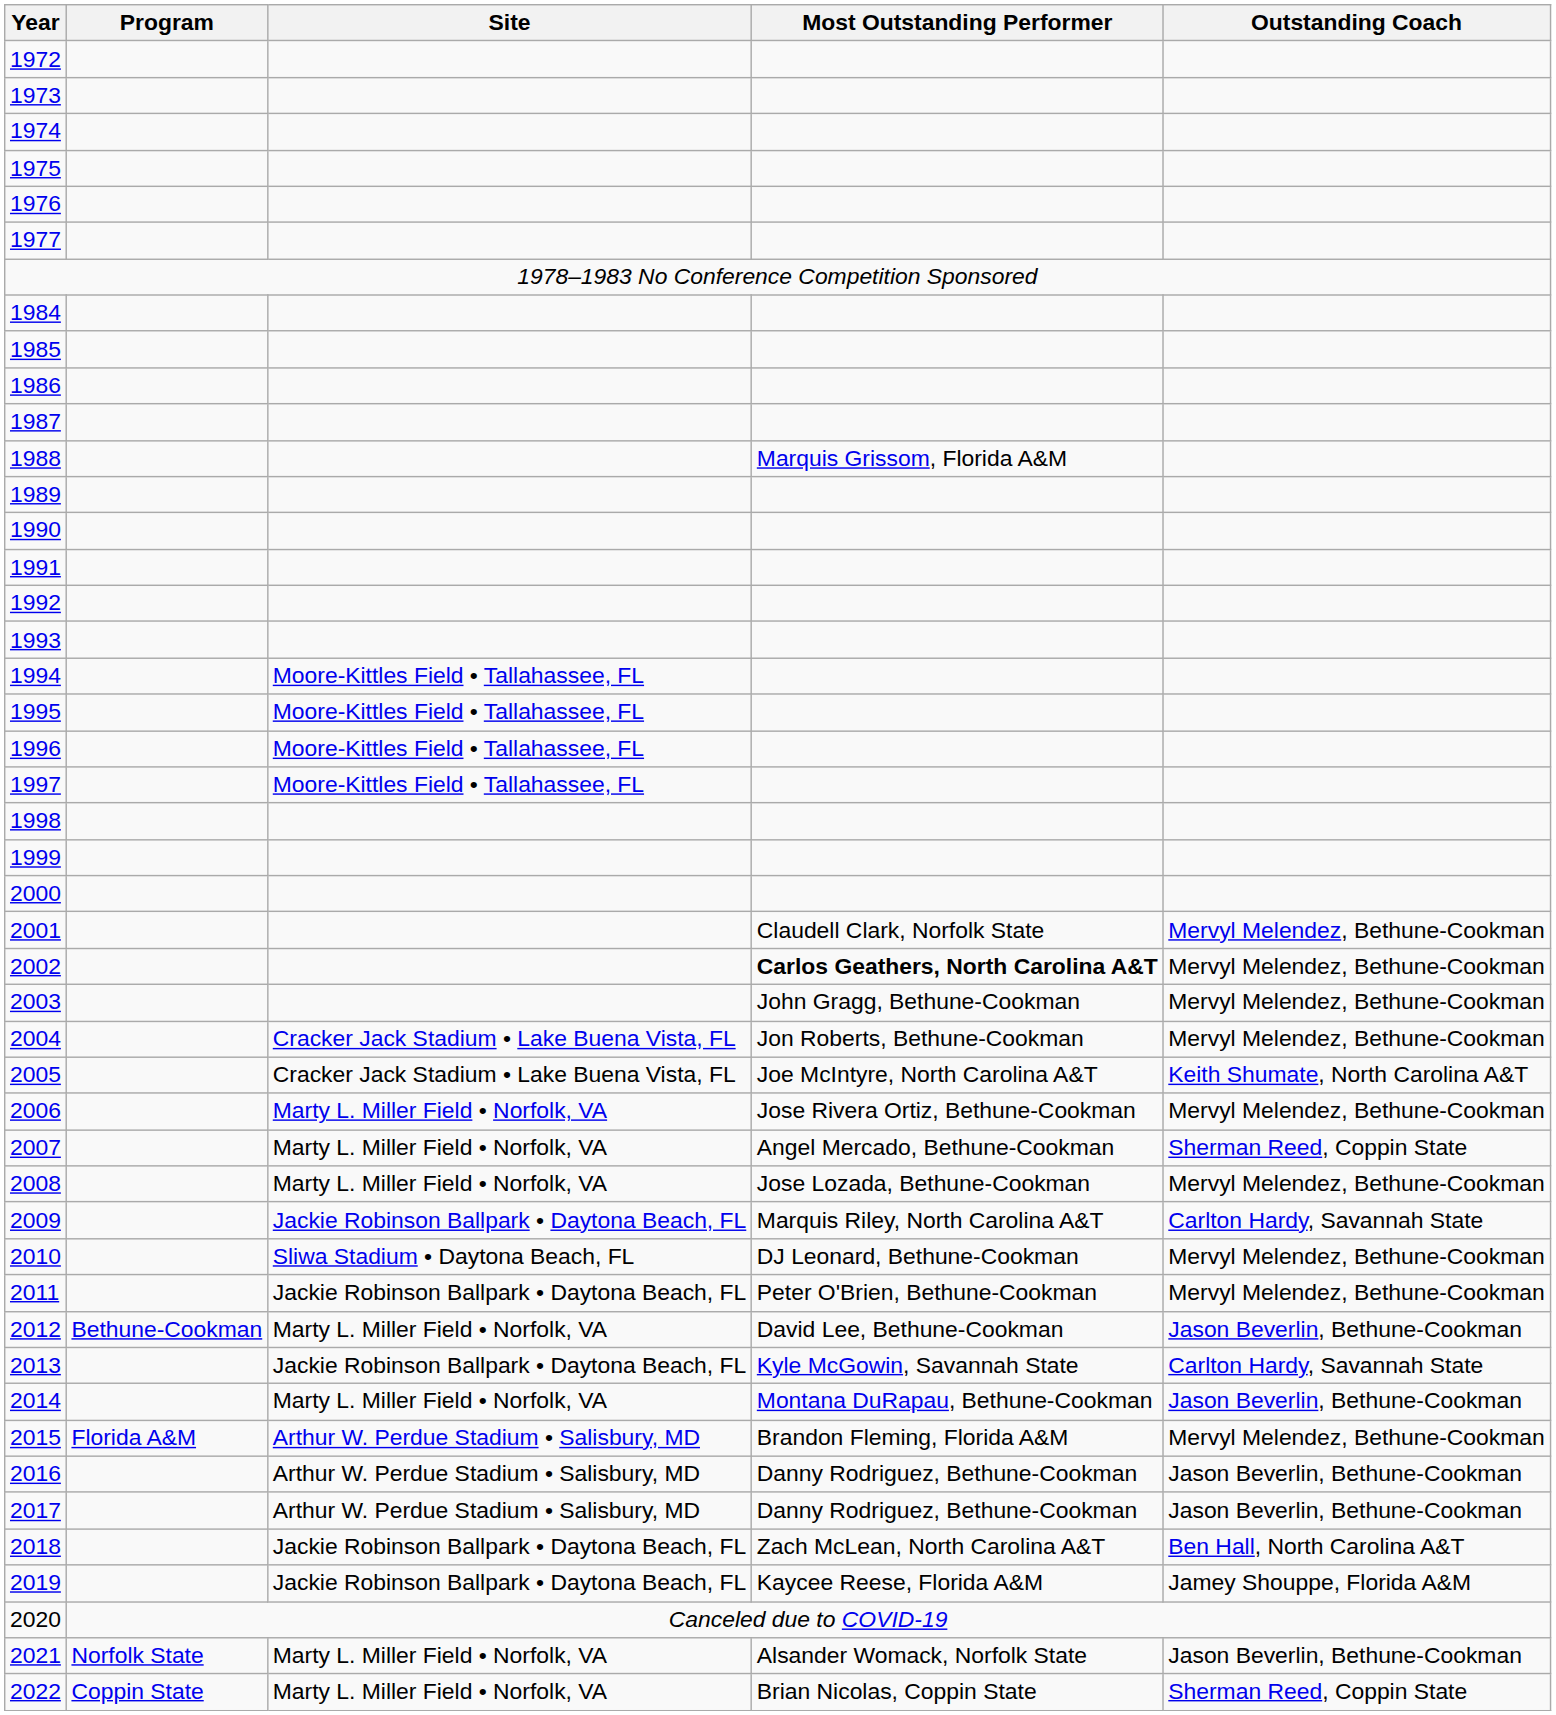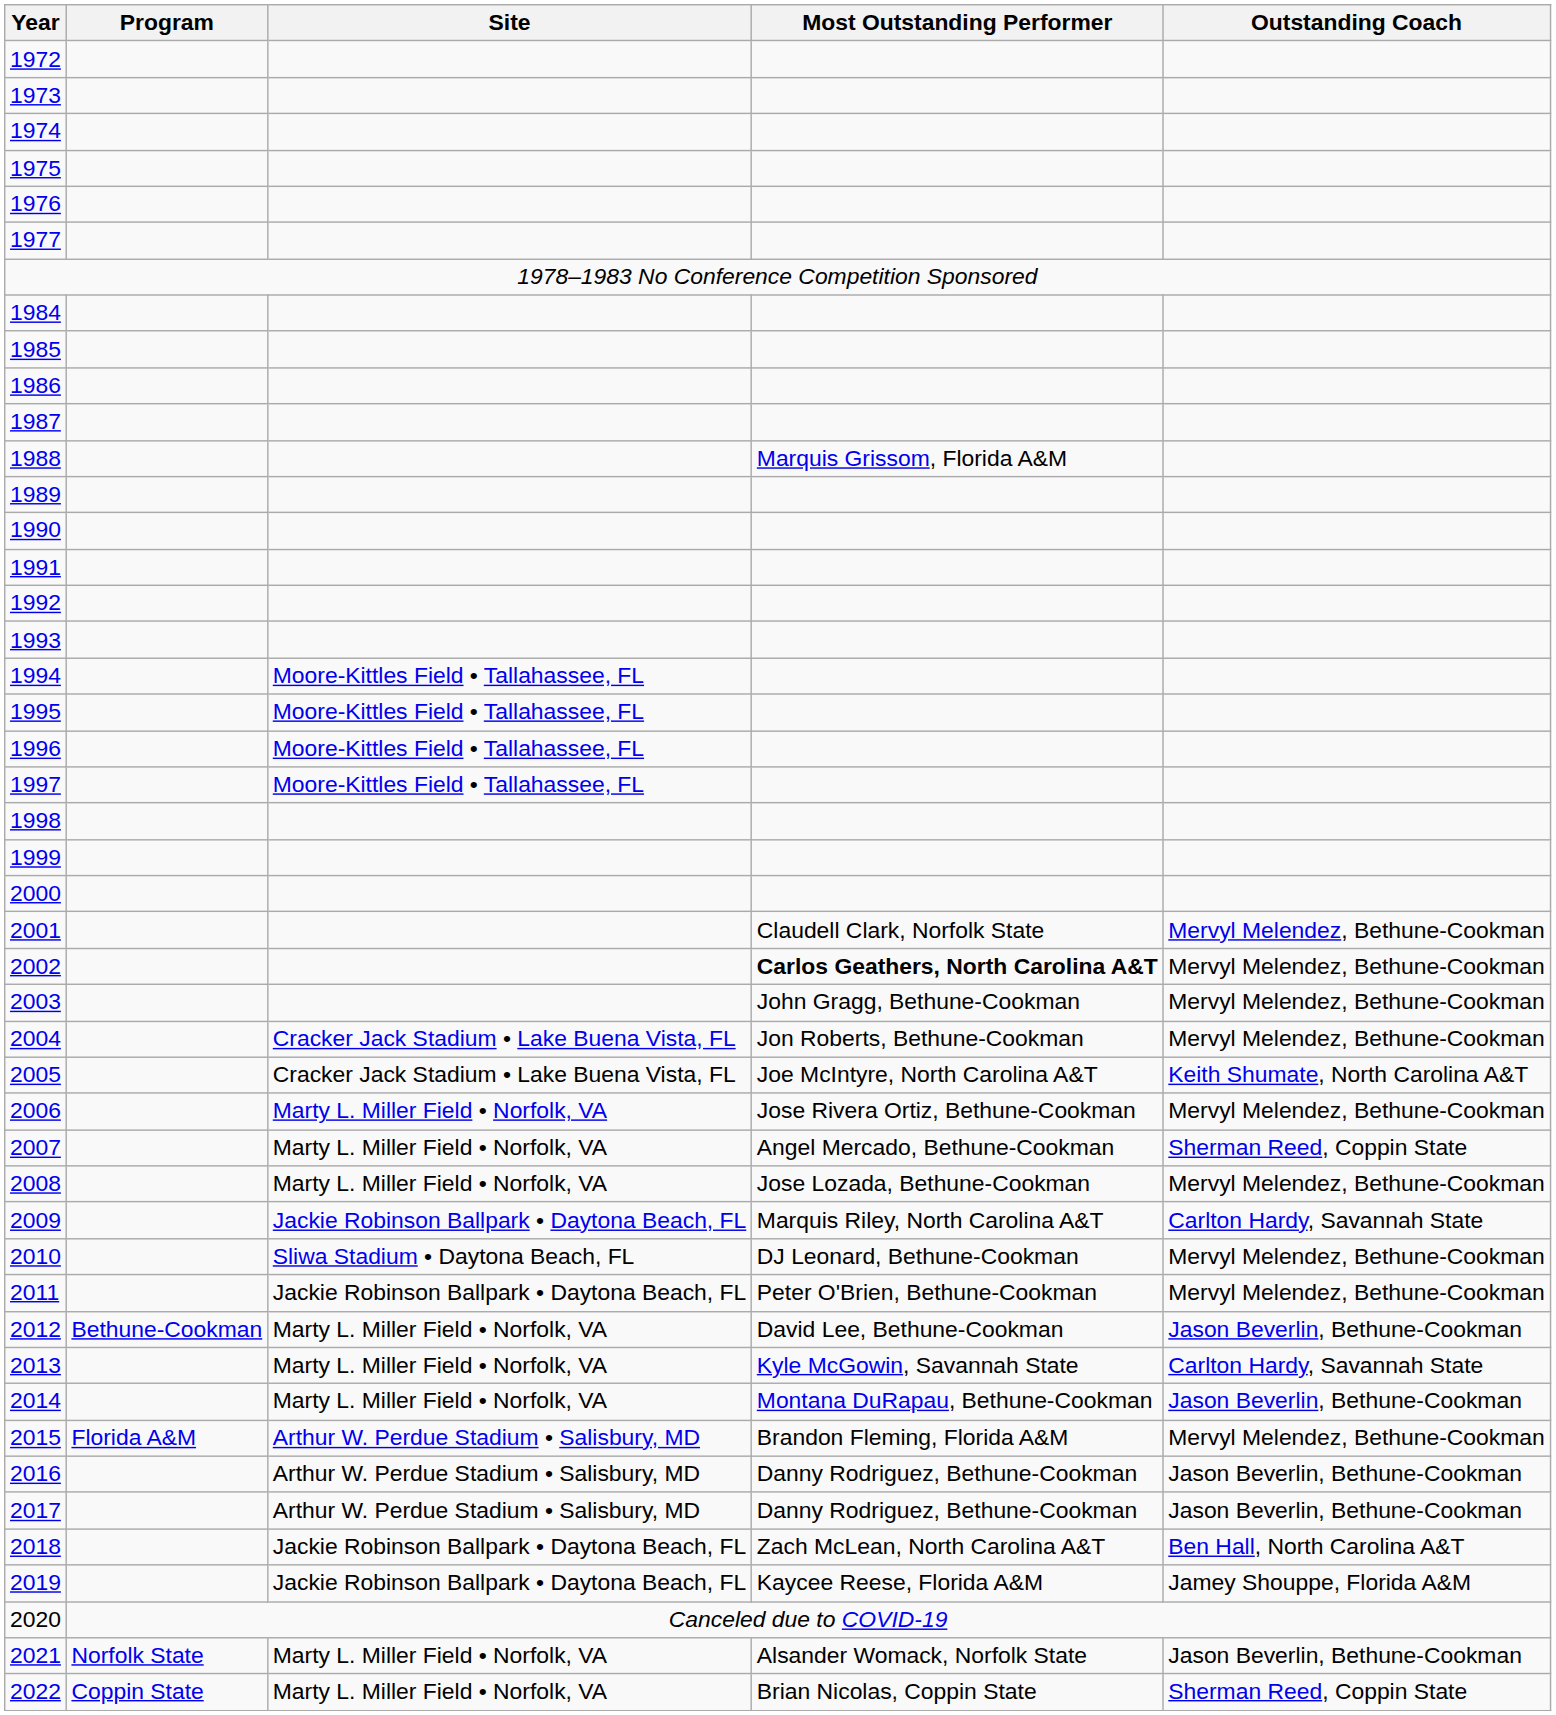(510, 1365) Jackie Robinson Ballpark • Daytona Beach, FL -> (440, 1365) Marty L. Miller Field • Norfolk, VA
